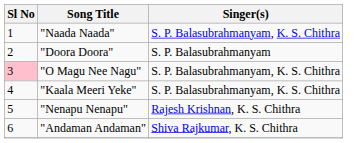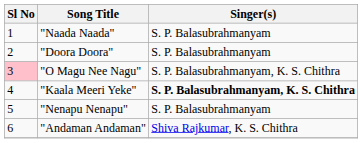(246, 33) S. P. Balasubrahmanyam, K. S. Chithra -> (211, 33) S. P. Balasubrahmanyam
(246, 90) normal -> (253, 90) bold
(226, 109) Rajesh Krishnan, K. S. Chithra -> (211, 109) S. P. Balasubrahmanyam
